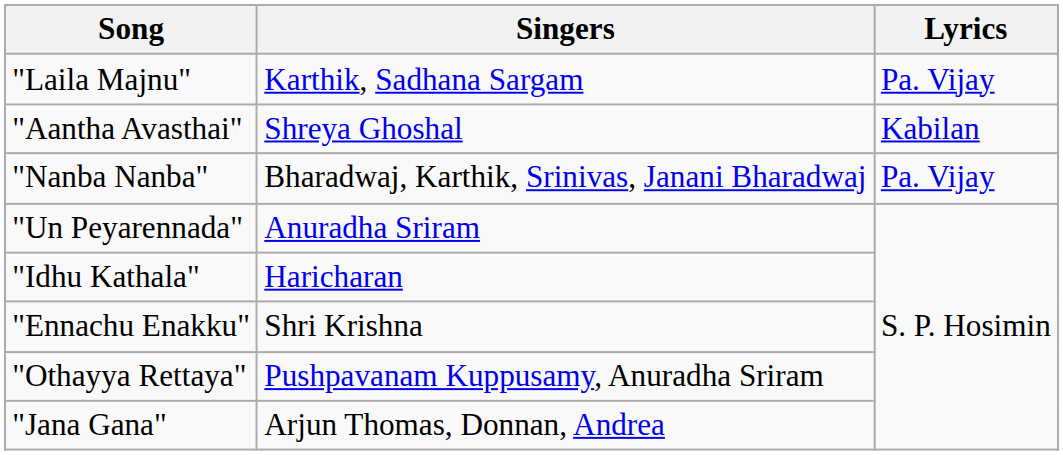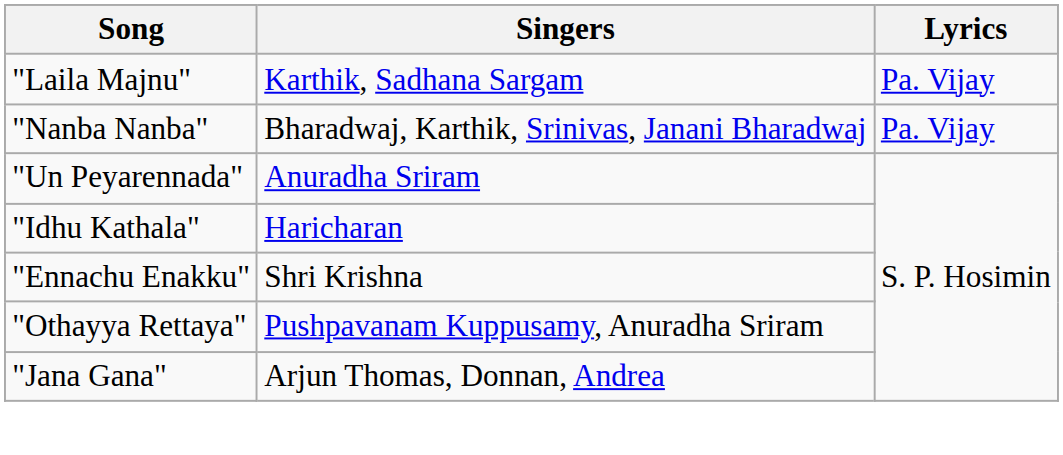- row: (127, 128)
